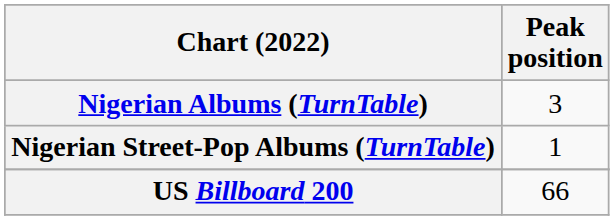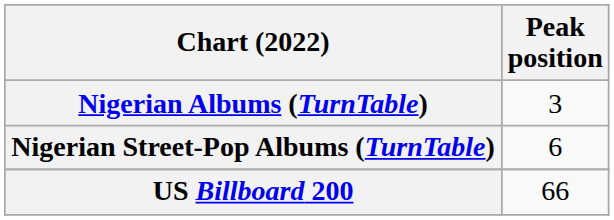(555, 147) 1 -> (555, 147) 6
